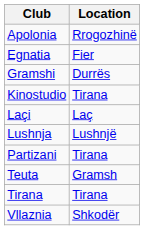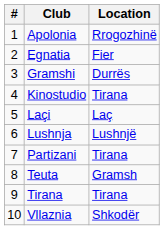+ column: (14, 14)
